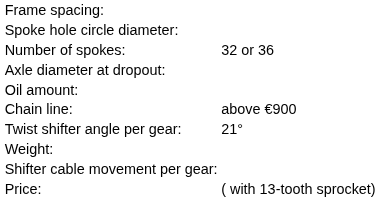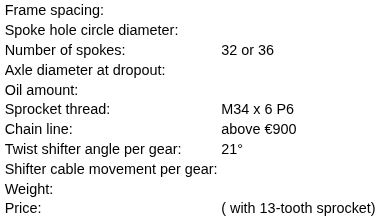+ row: (58, 109)
rows swapped: (111, 169) <-> (29, 149)
